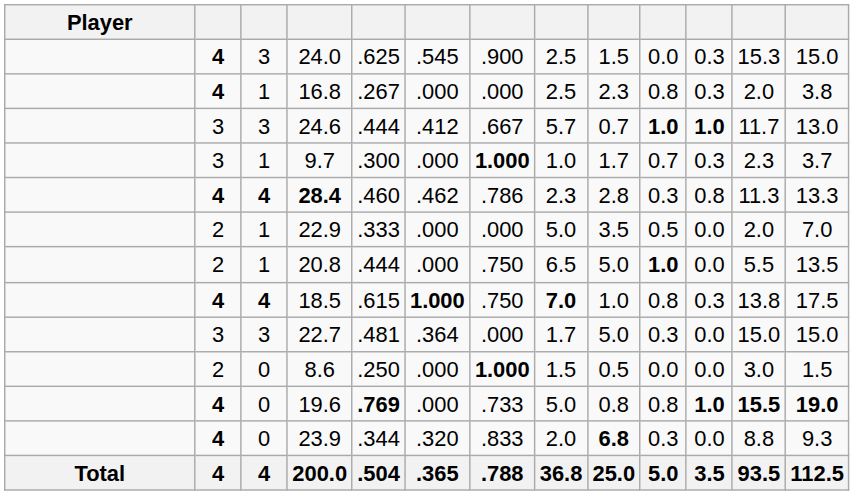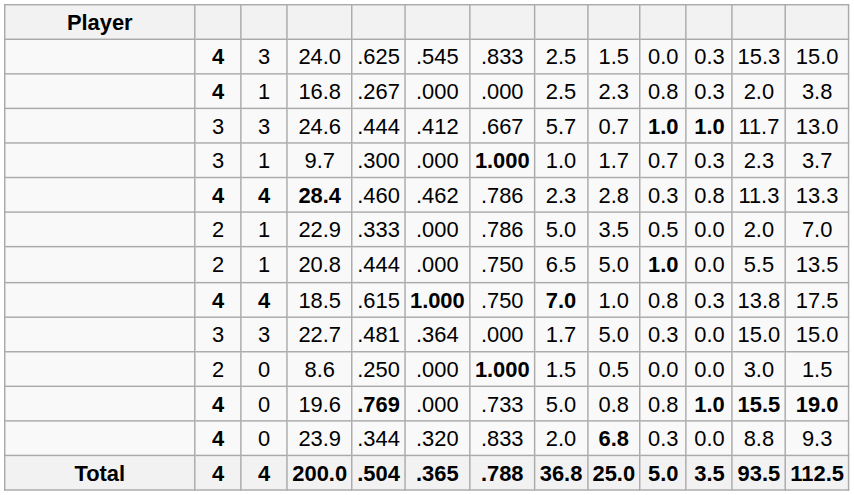(502, 57) .900 -> (502, 57) .833
(502, 230) .000 -> (502, 230) .786
